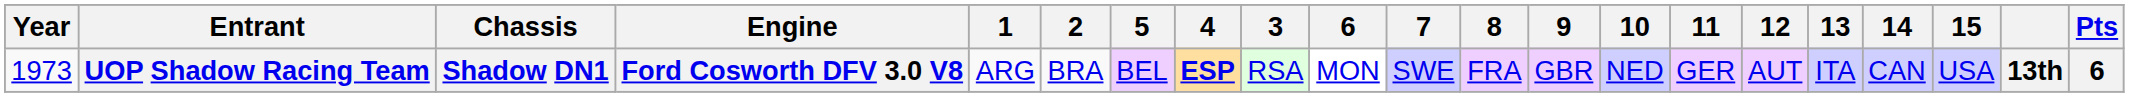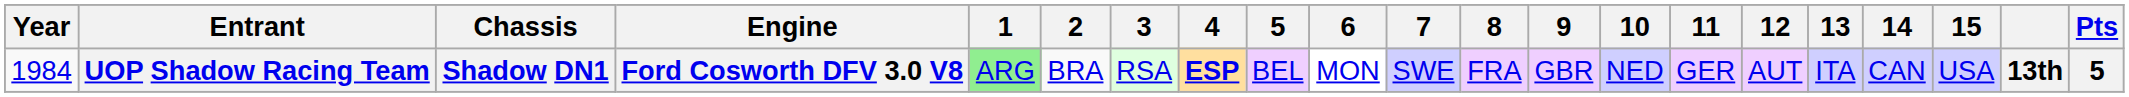columns swapped: (1276, 27) <-> (1142, 27)
(42, 70) 1973 -> (42, 70) 1984
(1005, 70) no background -> (1005, 70) lightgreen background
(2097, 70) 6 -> (2097, 70) 5
